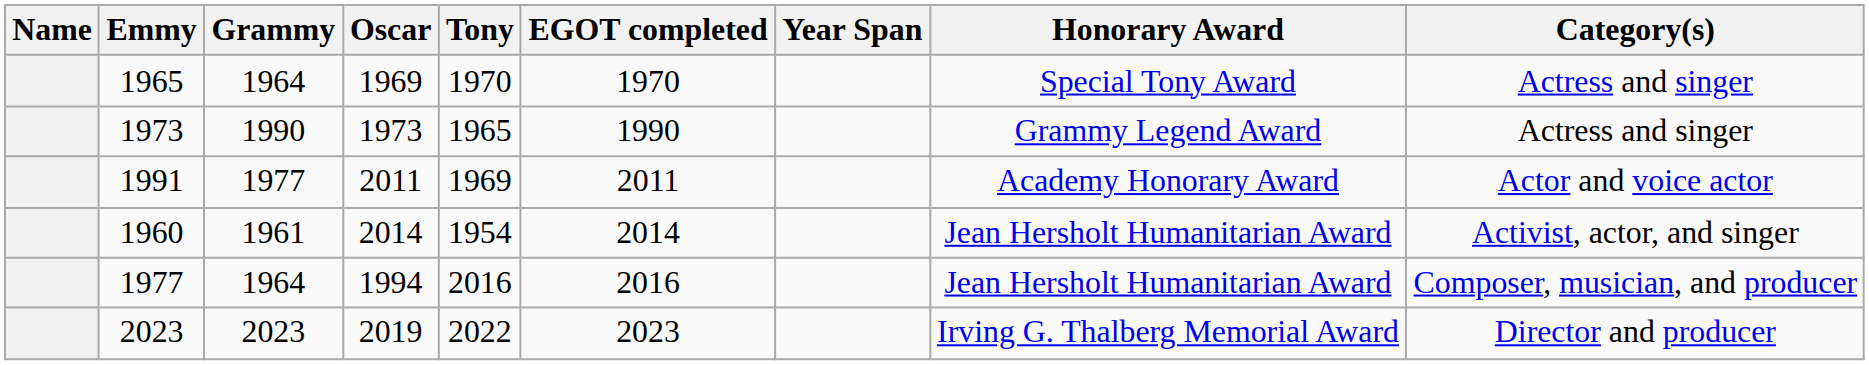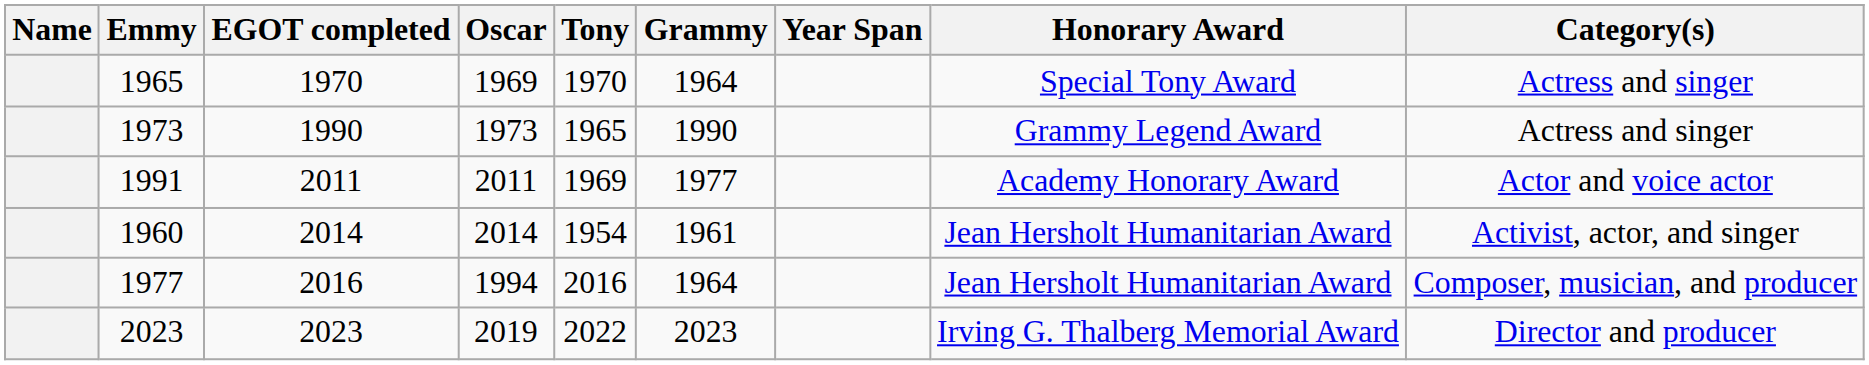columns swapped: (273, 29) <-> (648, 29)
